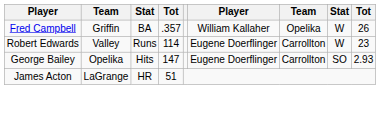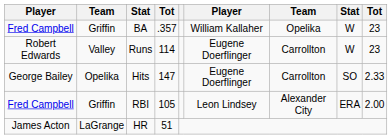(363, 28) 26 -> (375, 28) 23
(363, 60) 2.93 -> (375, 77) 2.33
+ row: (141, 104)
